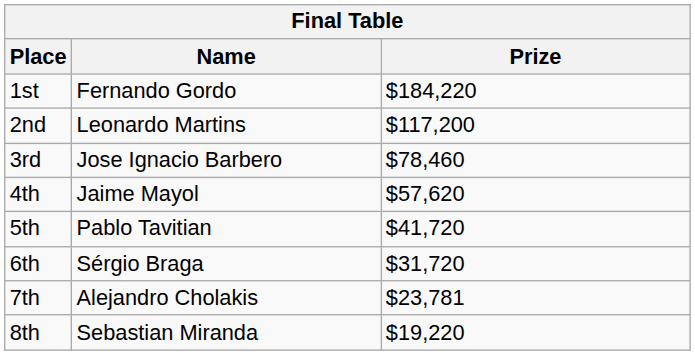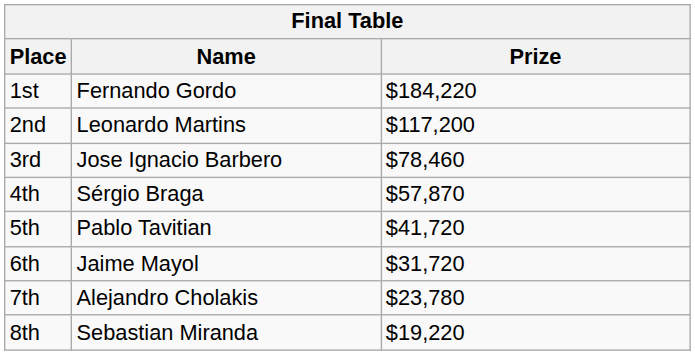(138, 194) Jaime Mayol -> (140, 194) Sérgio Braga
(425, 194) $57,620 -> (425, 194) $57,870
(140, 263) Sérgio Braga -> (138, 263) Jaime Mayol
(425, 297) $23,781 -> (425, 297) $23,780
